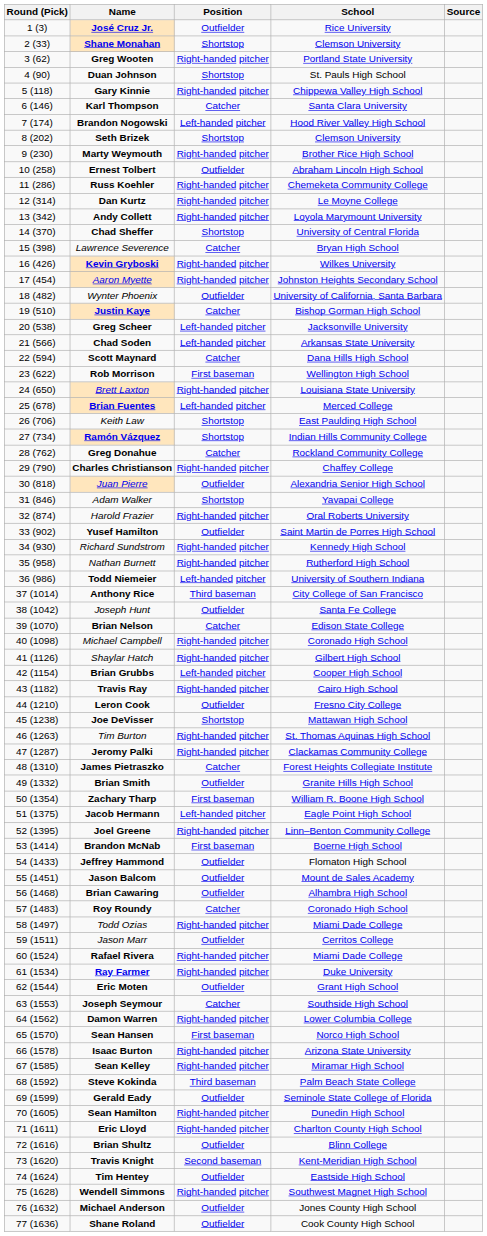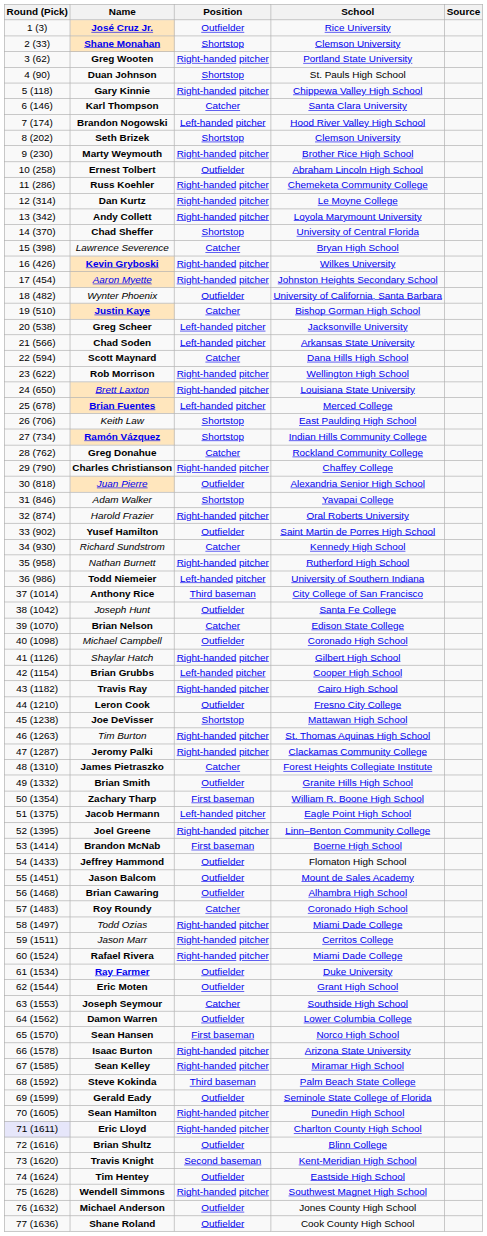(223, 374) First baseman -> (223, 374) Right-handed pitcher
(223, 547) Right-handed pitcher -> (223, 547) Catcher
(223, 641) Right-handed pitcher -> (223, 641) Outfielder
(223, 940) Outfielder -> (223, 940) Right-handed pitcher
(223, 972) Right-handed pitcher -> (223, 972) Outfielder
(223, 1019) Right-handed pitcher -> (223, 1019) Outfielder
(37, 1129) no background -> (37, 1129) lavender background
